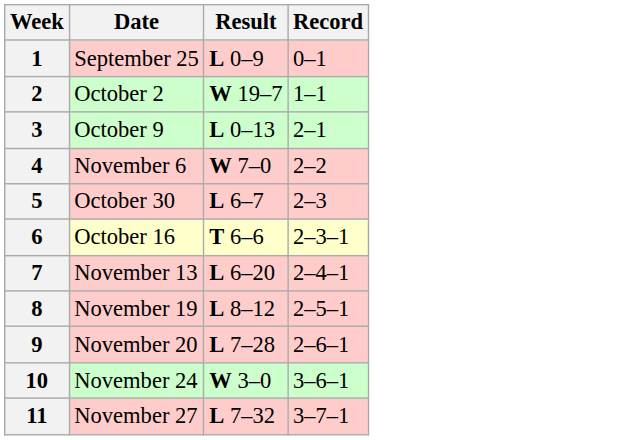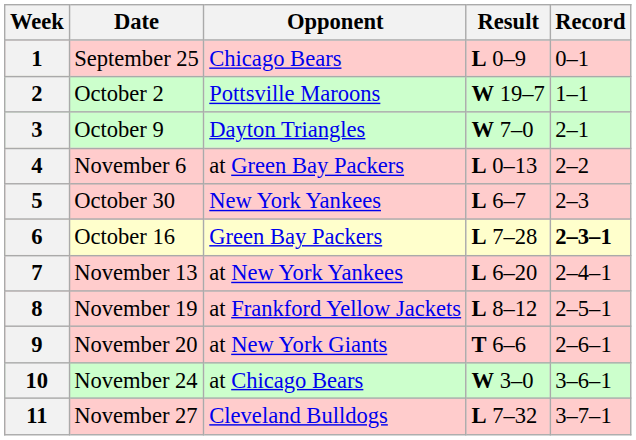+ column: (335, 22)
(242, 129) L 0–13 -> (503, 129) W 7–0
(240, 165) W 7–0 -> (504, 165) L 0–13
(237, 237) T 6–6 -> (504, 237) L 7–28
(321, 237) normal -> (583, 237) bold
(242, 344) L 7–28 -> (499, 344) T 6–6
